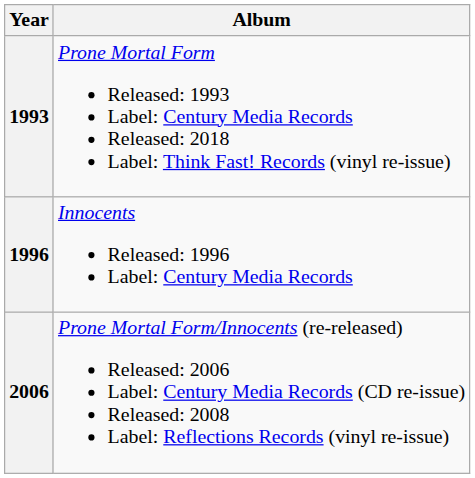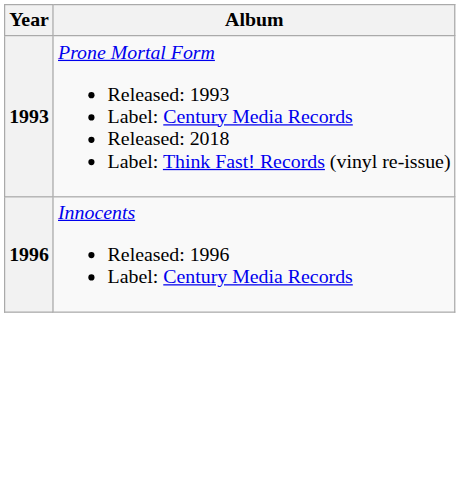- row: (29, 392)
